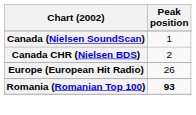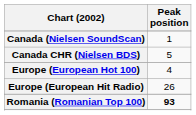(169, 54) 2 -> (169, 54) 5
+ row: (76, 70)
